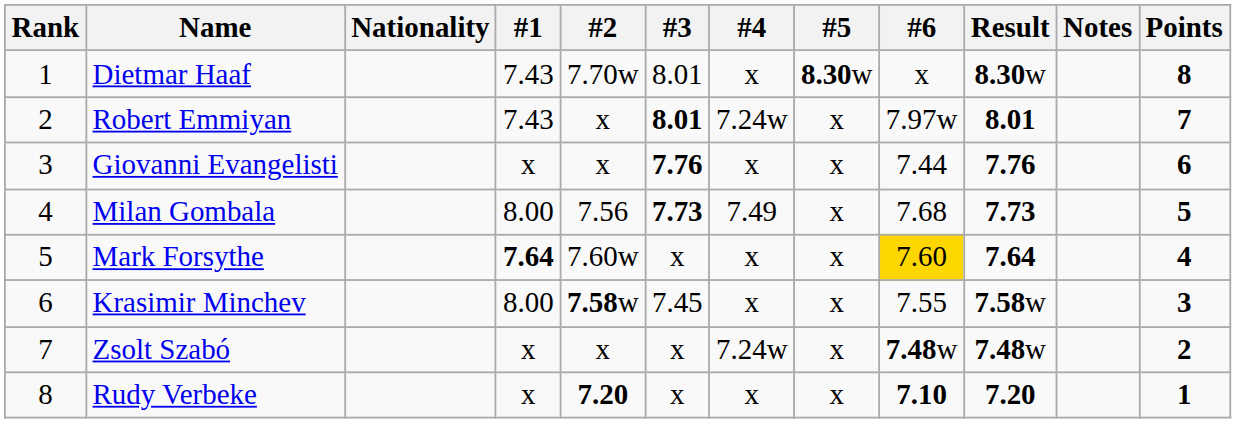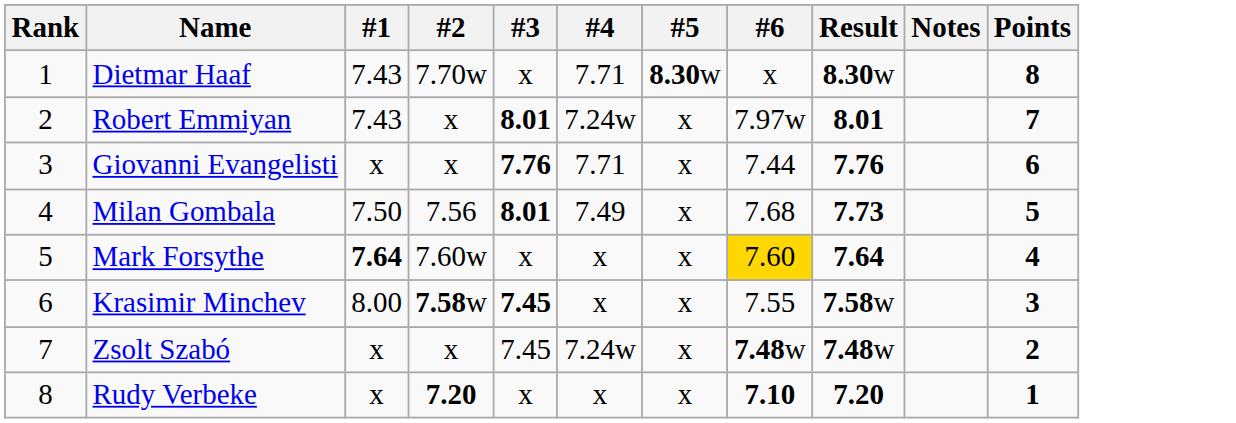- column: (420, 27)
(677, 73) 8.01 -> (526, 73) x
(752, 73) x -> (600, 73) 7.71
(752, 165) x -> (600, 165) 7.71
(528, 211) 8.00 -> (377, 211) 7.50
(677, 211) 7.73 -> (526, 211) 8.01
(677, 303) normal -> (526, 303) bold
(677, 348) x -> (526, 348) 7.45
